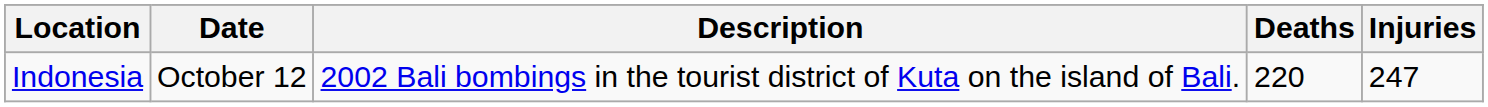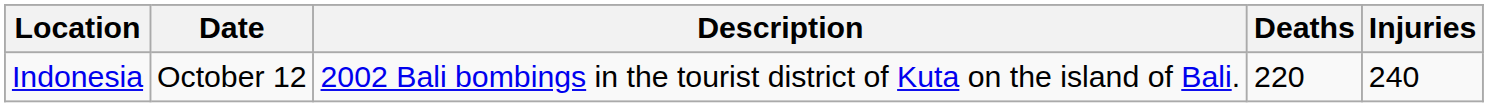(1394, 76) 247 -> (1394, 76) 240
